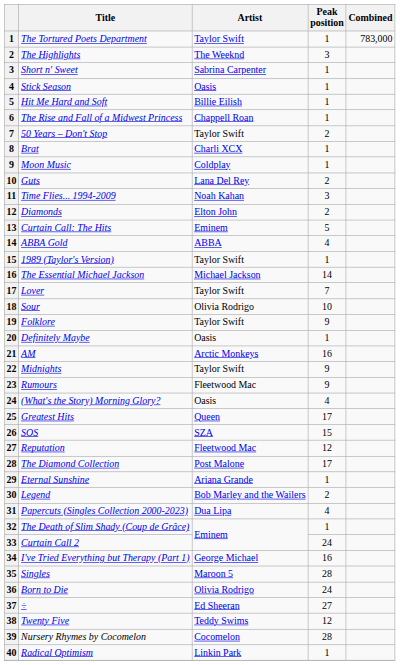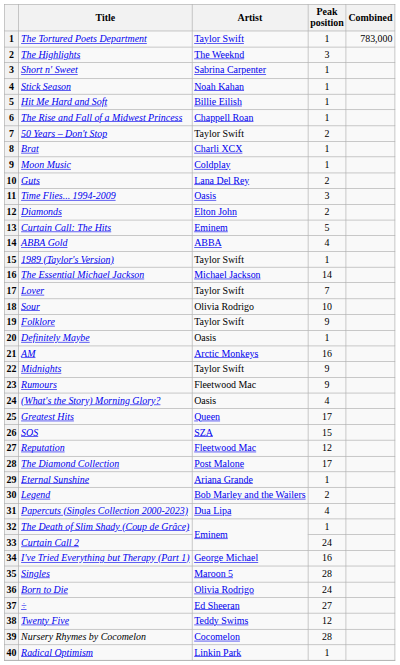(205, 86) Oasis -> (219, 86) Noah Kahan
(219, 196) Noah Kahan -> (205, 196) Oasis
